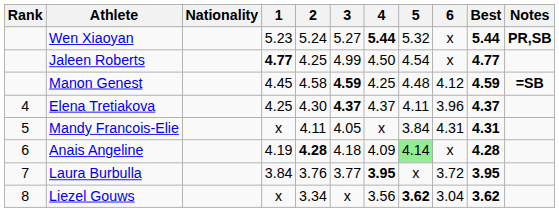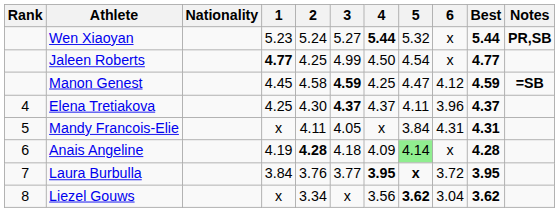(416, 83) 4.48 -> (416, 83) 4.47
(416, 173) normal -> (416, 173) bold
